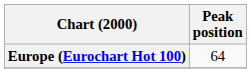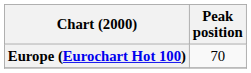(218, 56) 64 -> (218, 56) 70
